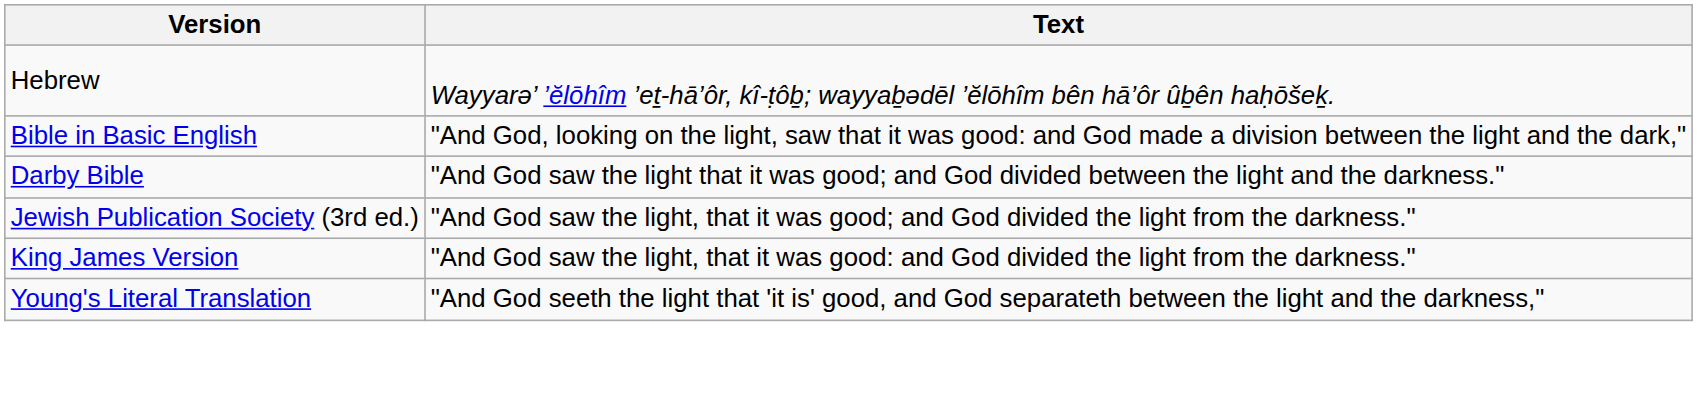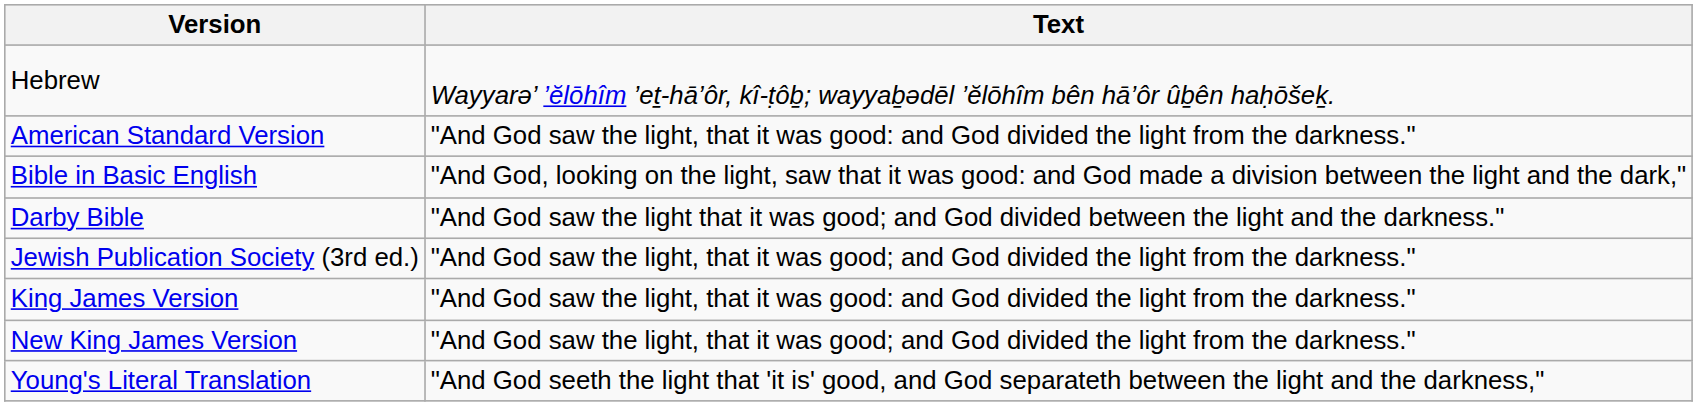+ row: (168, 135)
+ row: (154, 339)
